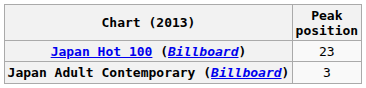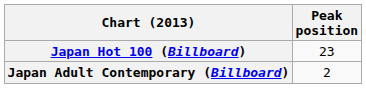(327, 72) 3 -> (327, 72) 2
